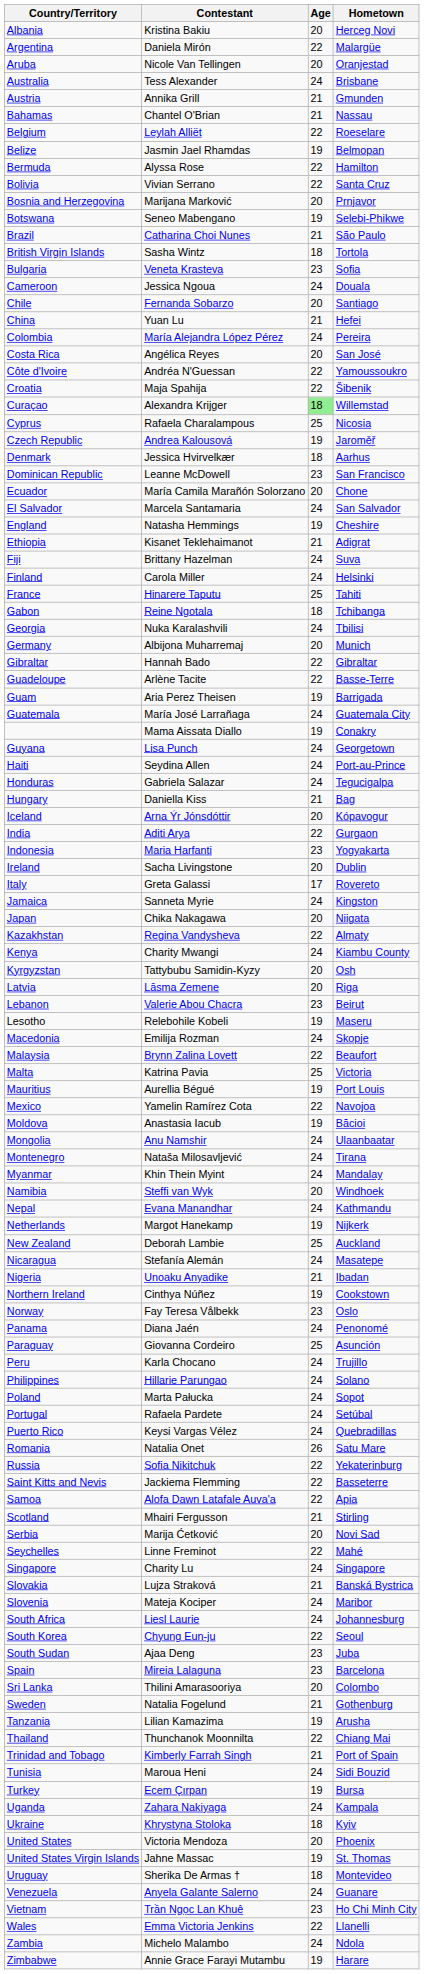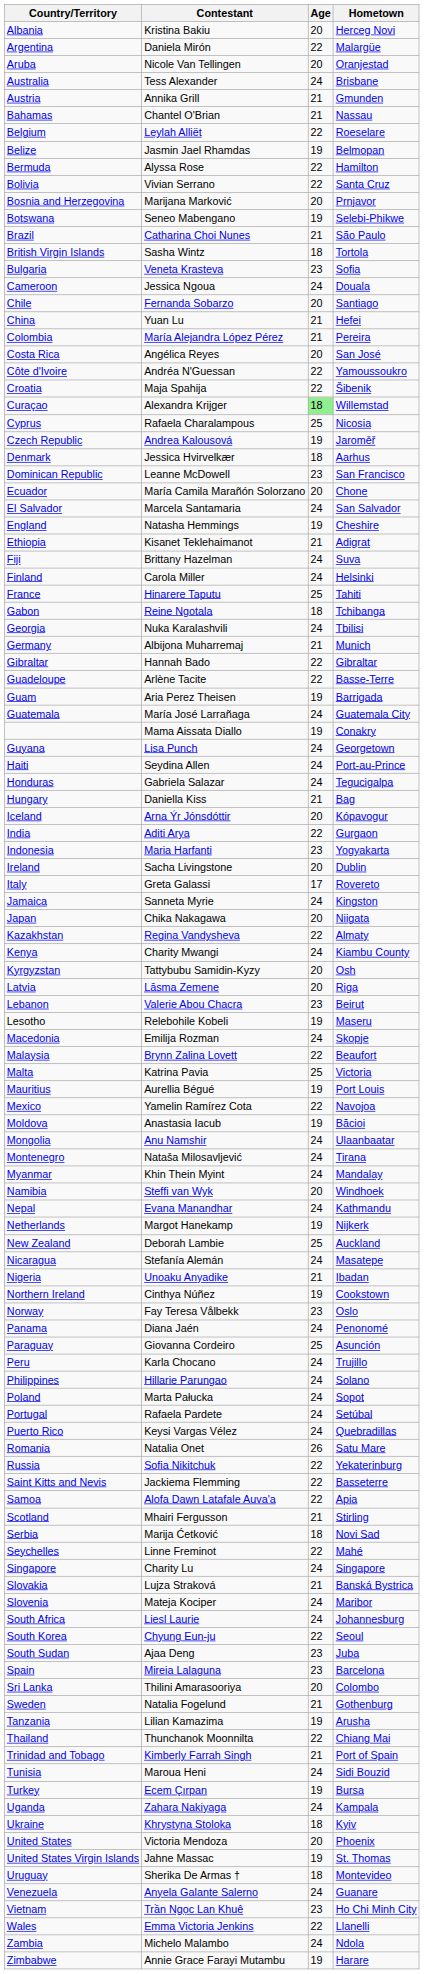(316, 338) 24 -> (316, 338) 21
(316, 645) 20 -> (316, 645) 21
(316, 1534) 20 -> (316, 1534) 18
